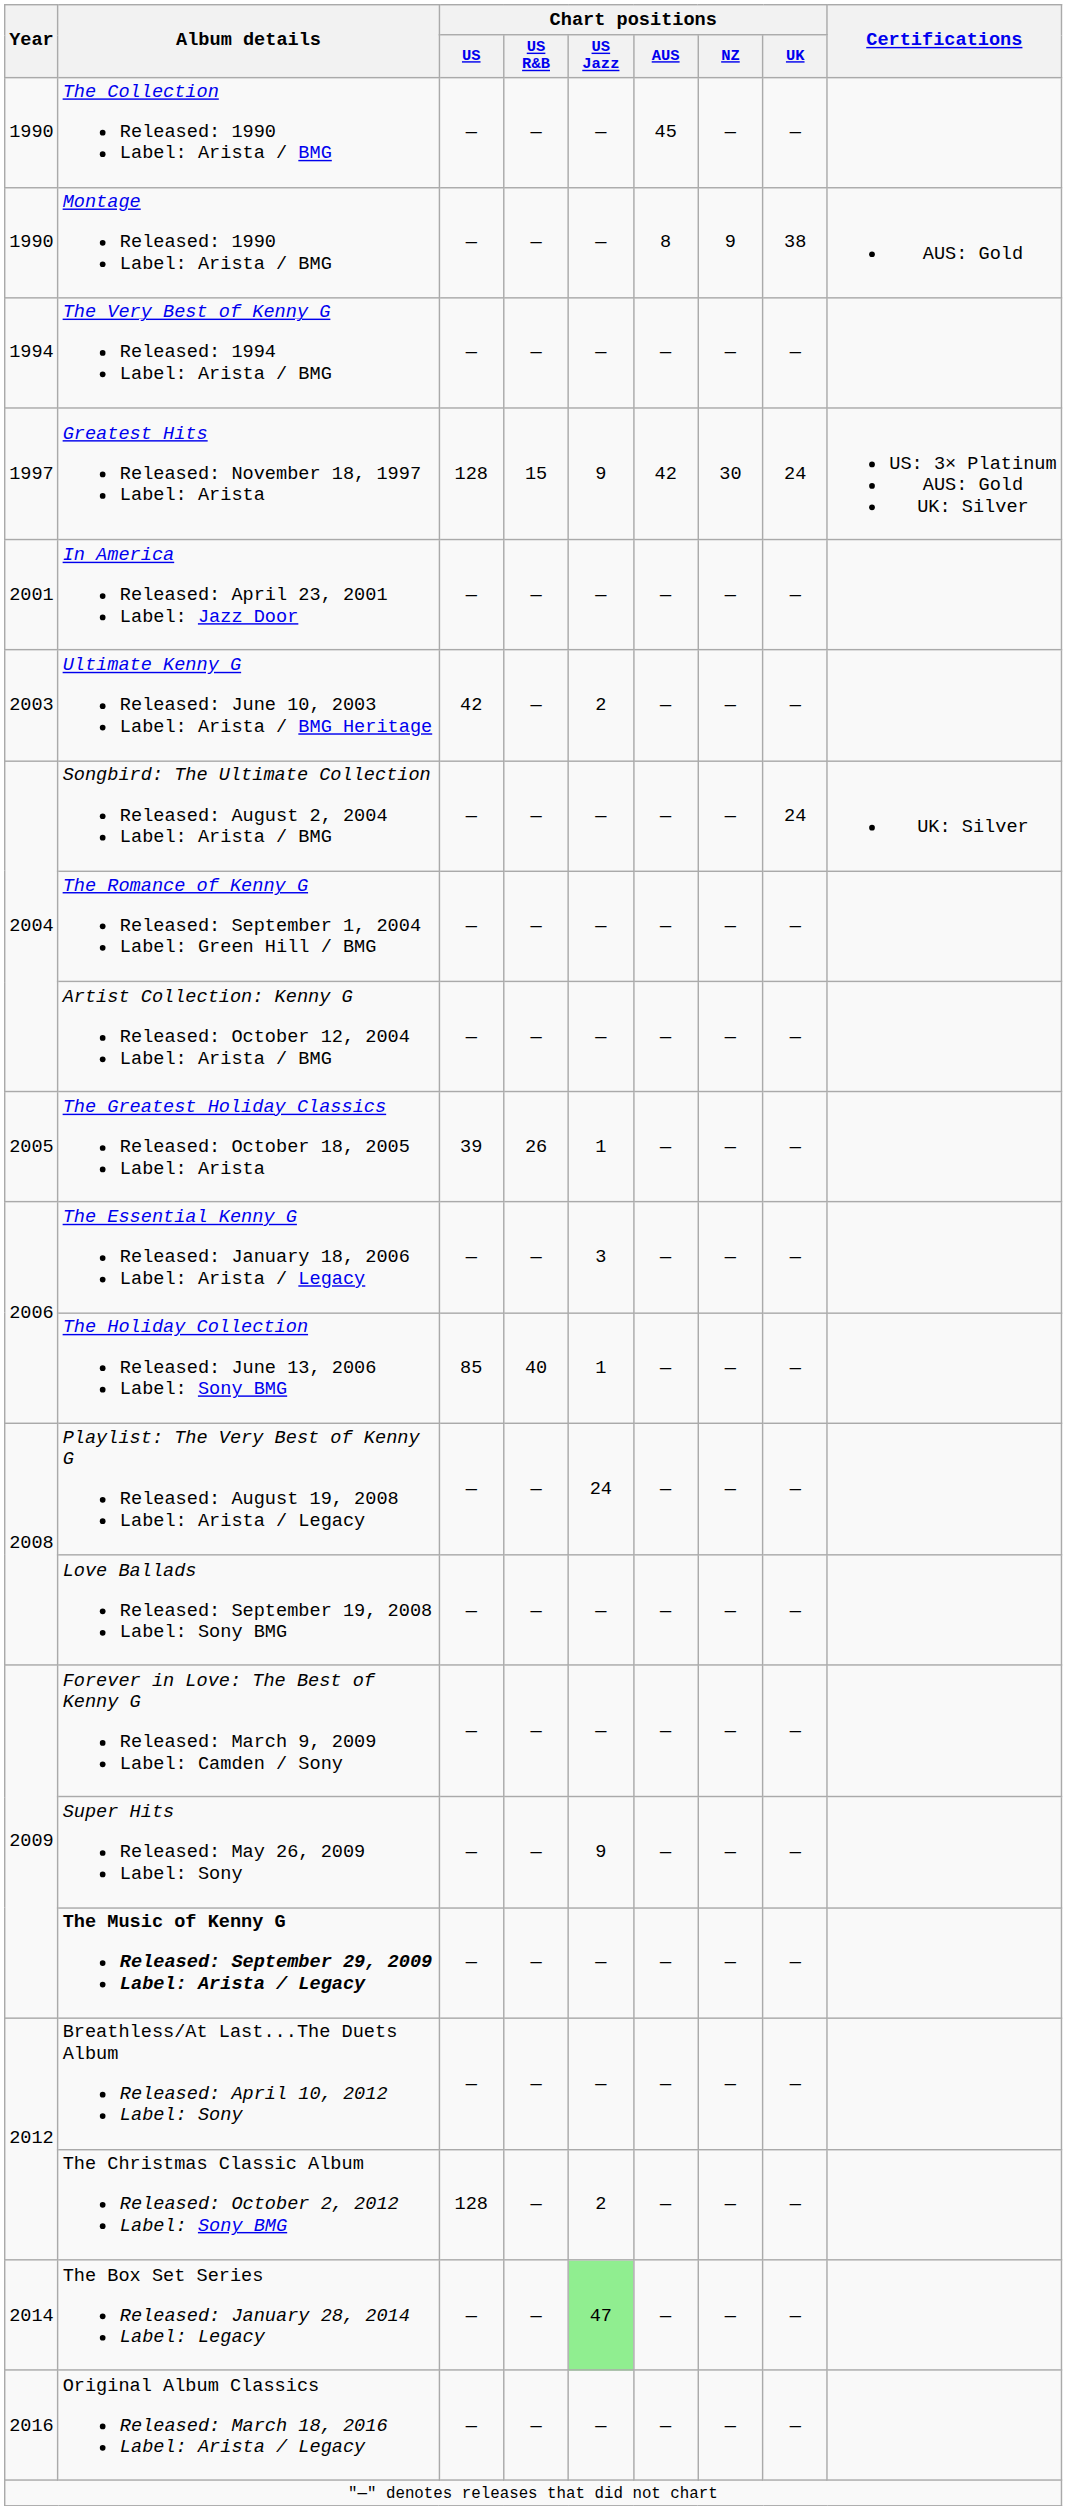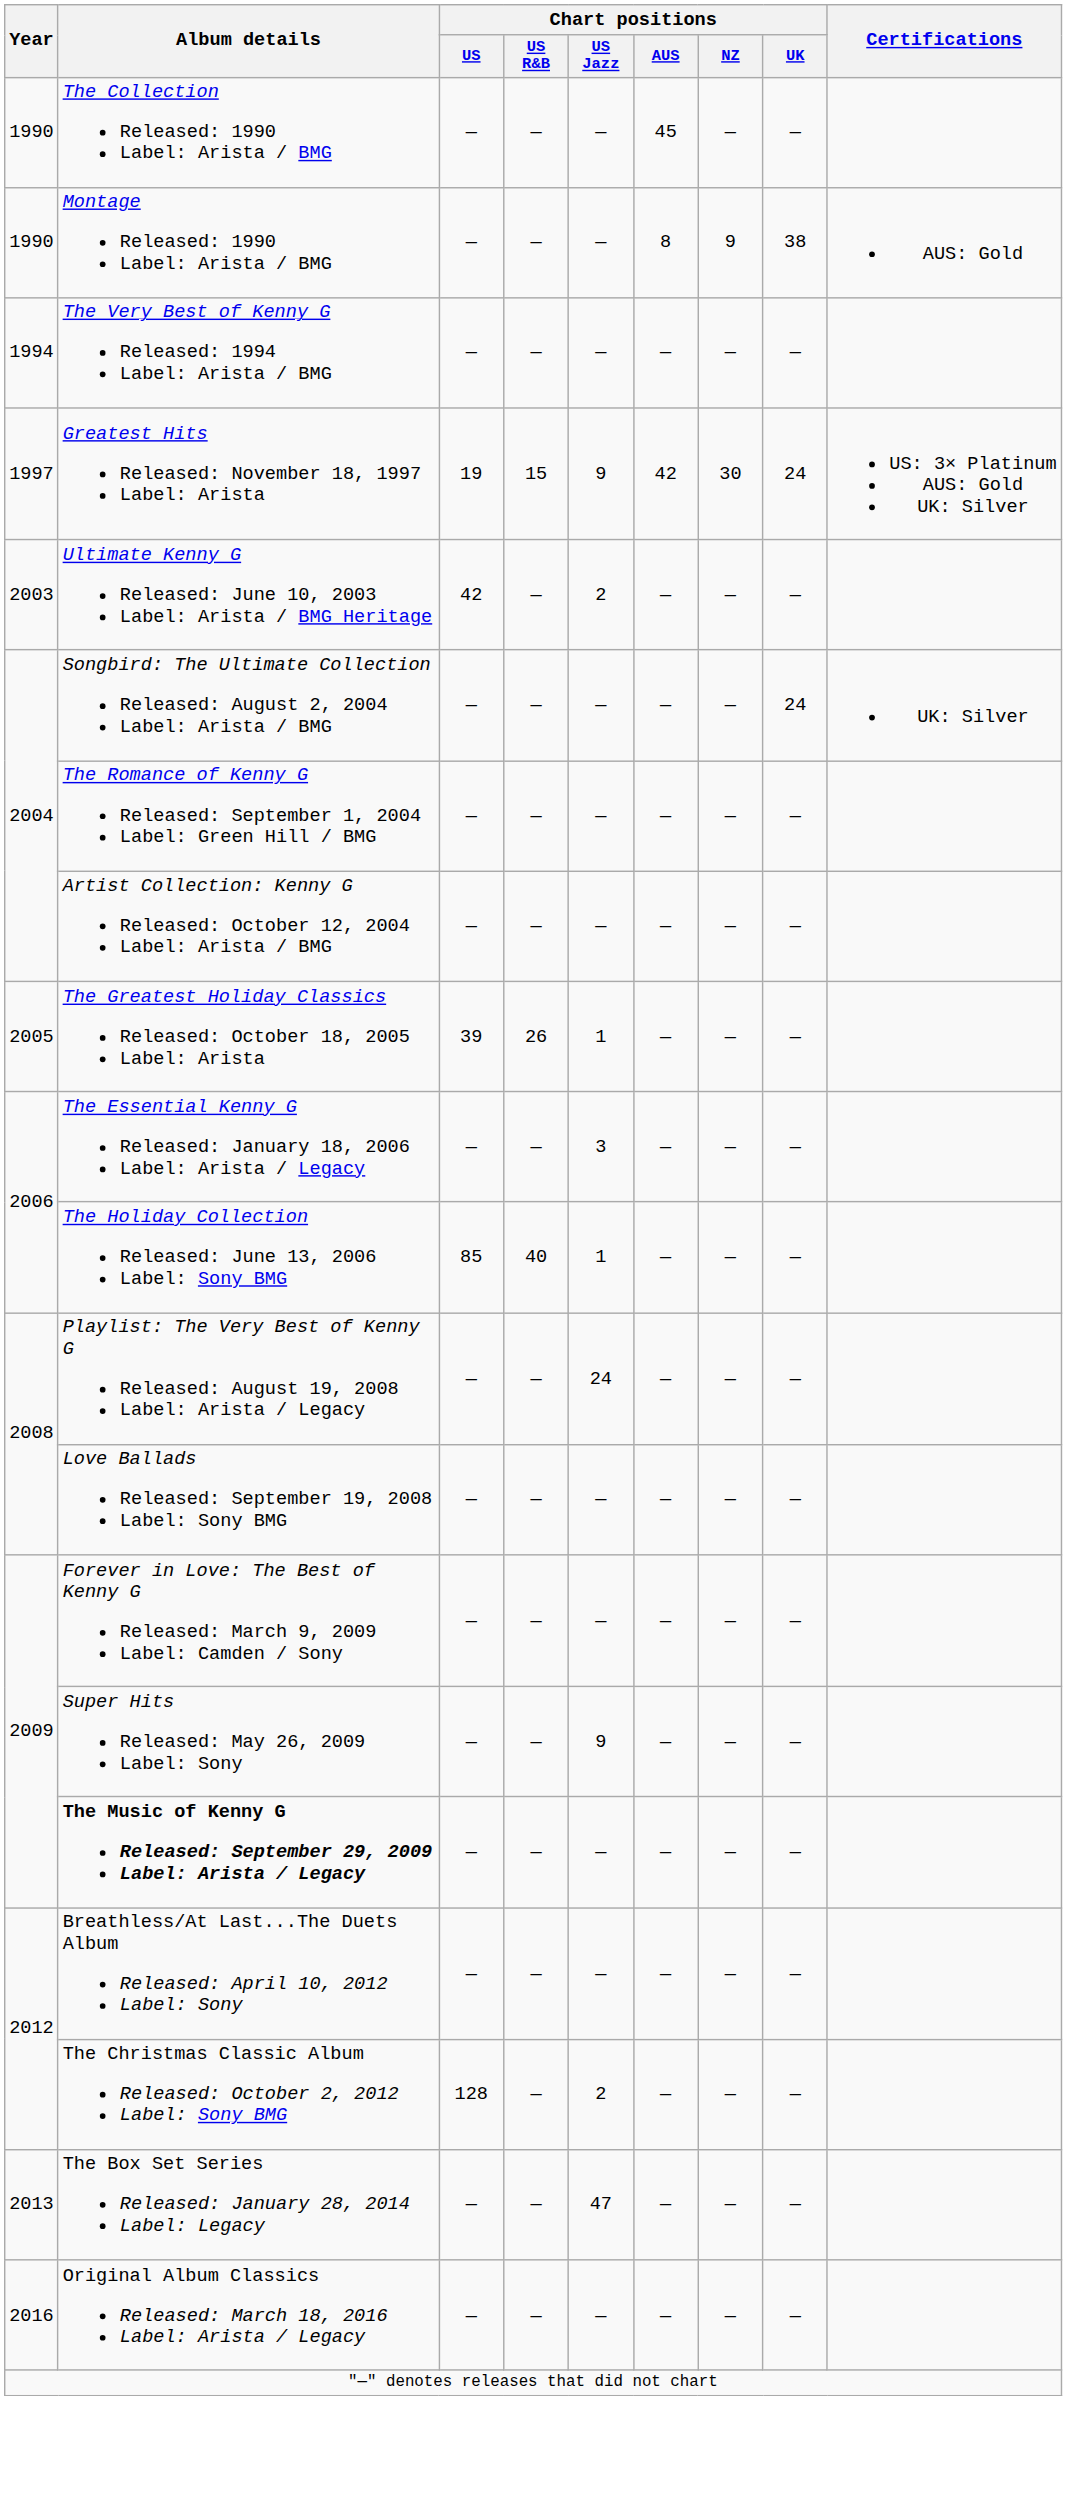(471, 474) 128 -> (471, 474) 19
- row: (249, 586)
(31, 2315) 2014 -> (31, 2205) 2013
(601, 2315) lightgreen background -> (601, 2205) no background
